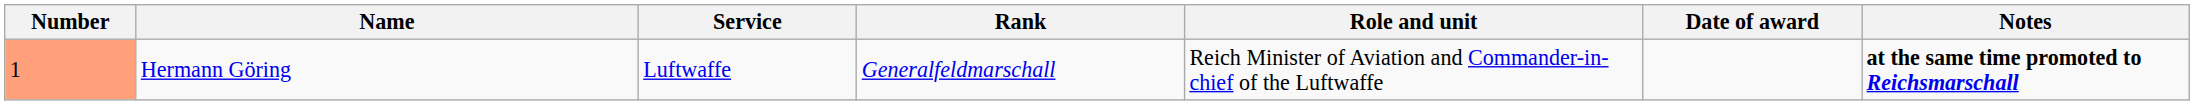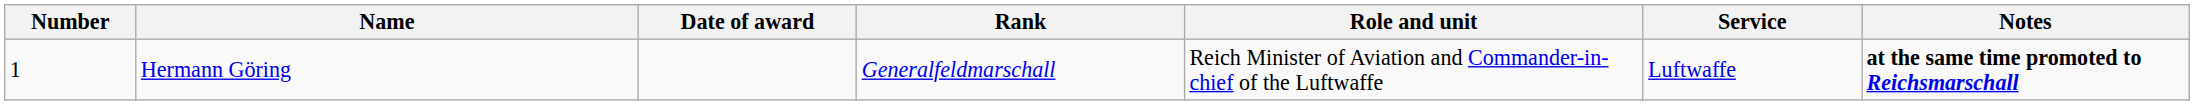columns swapped: (747, 22) <-> (1752, 22)
(15, 69) lightsalmon background -> (15, 69) no background
